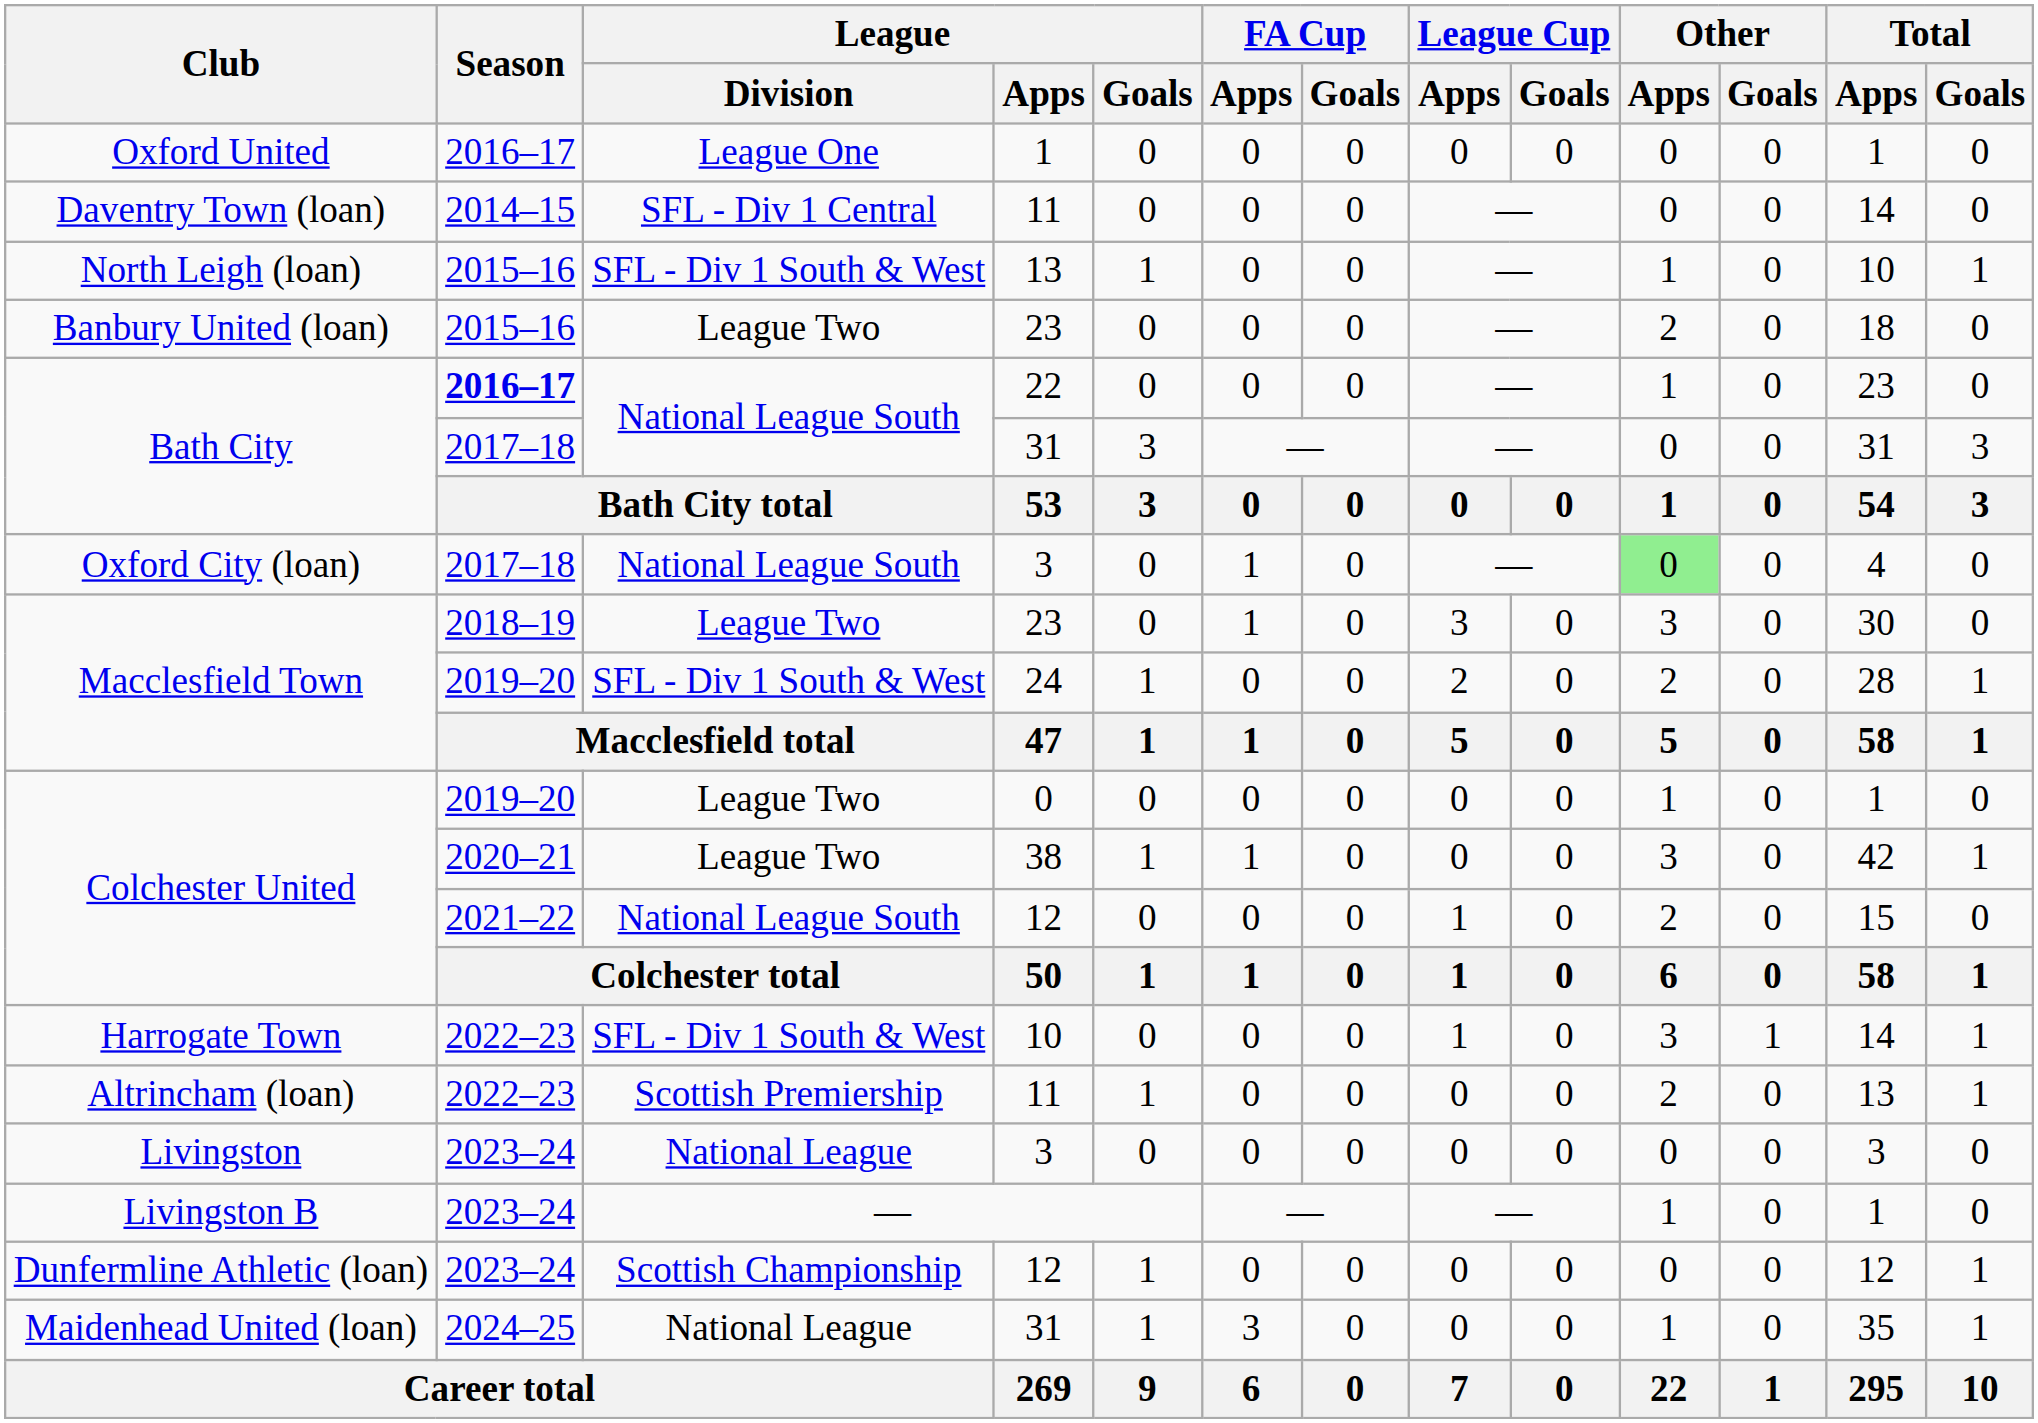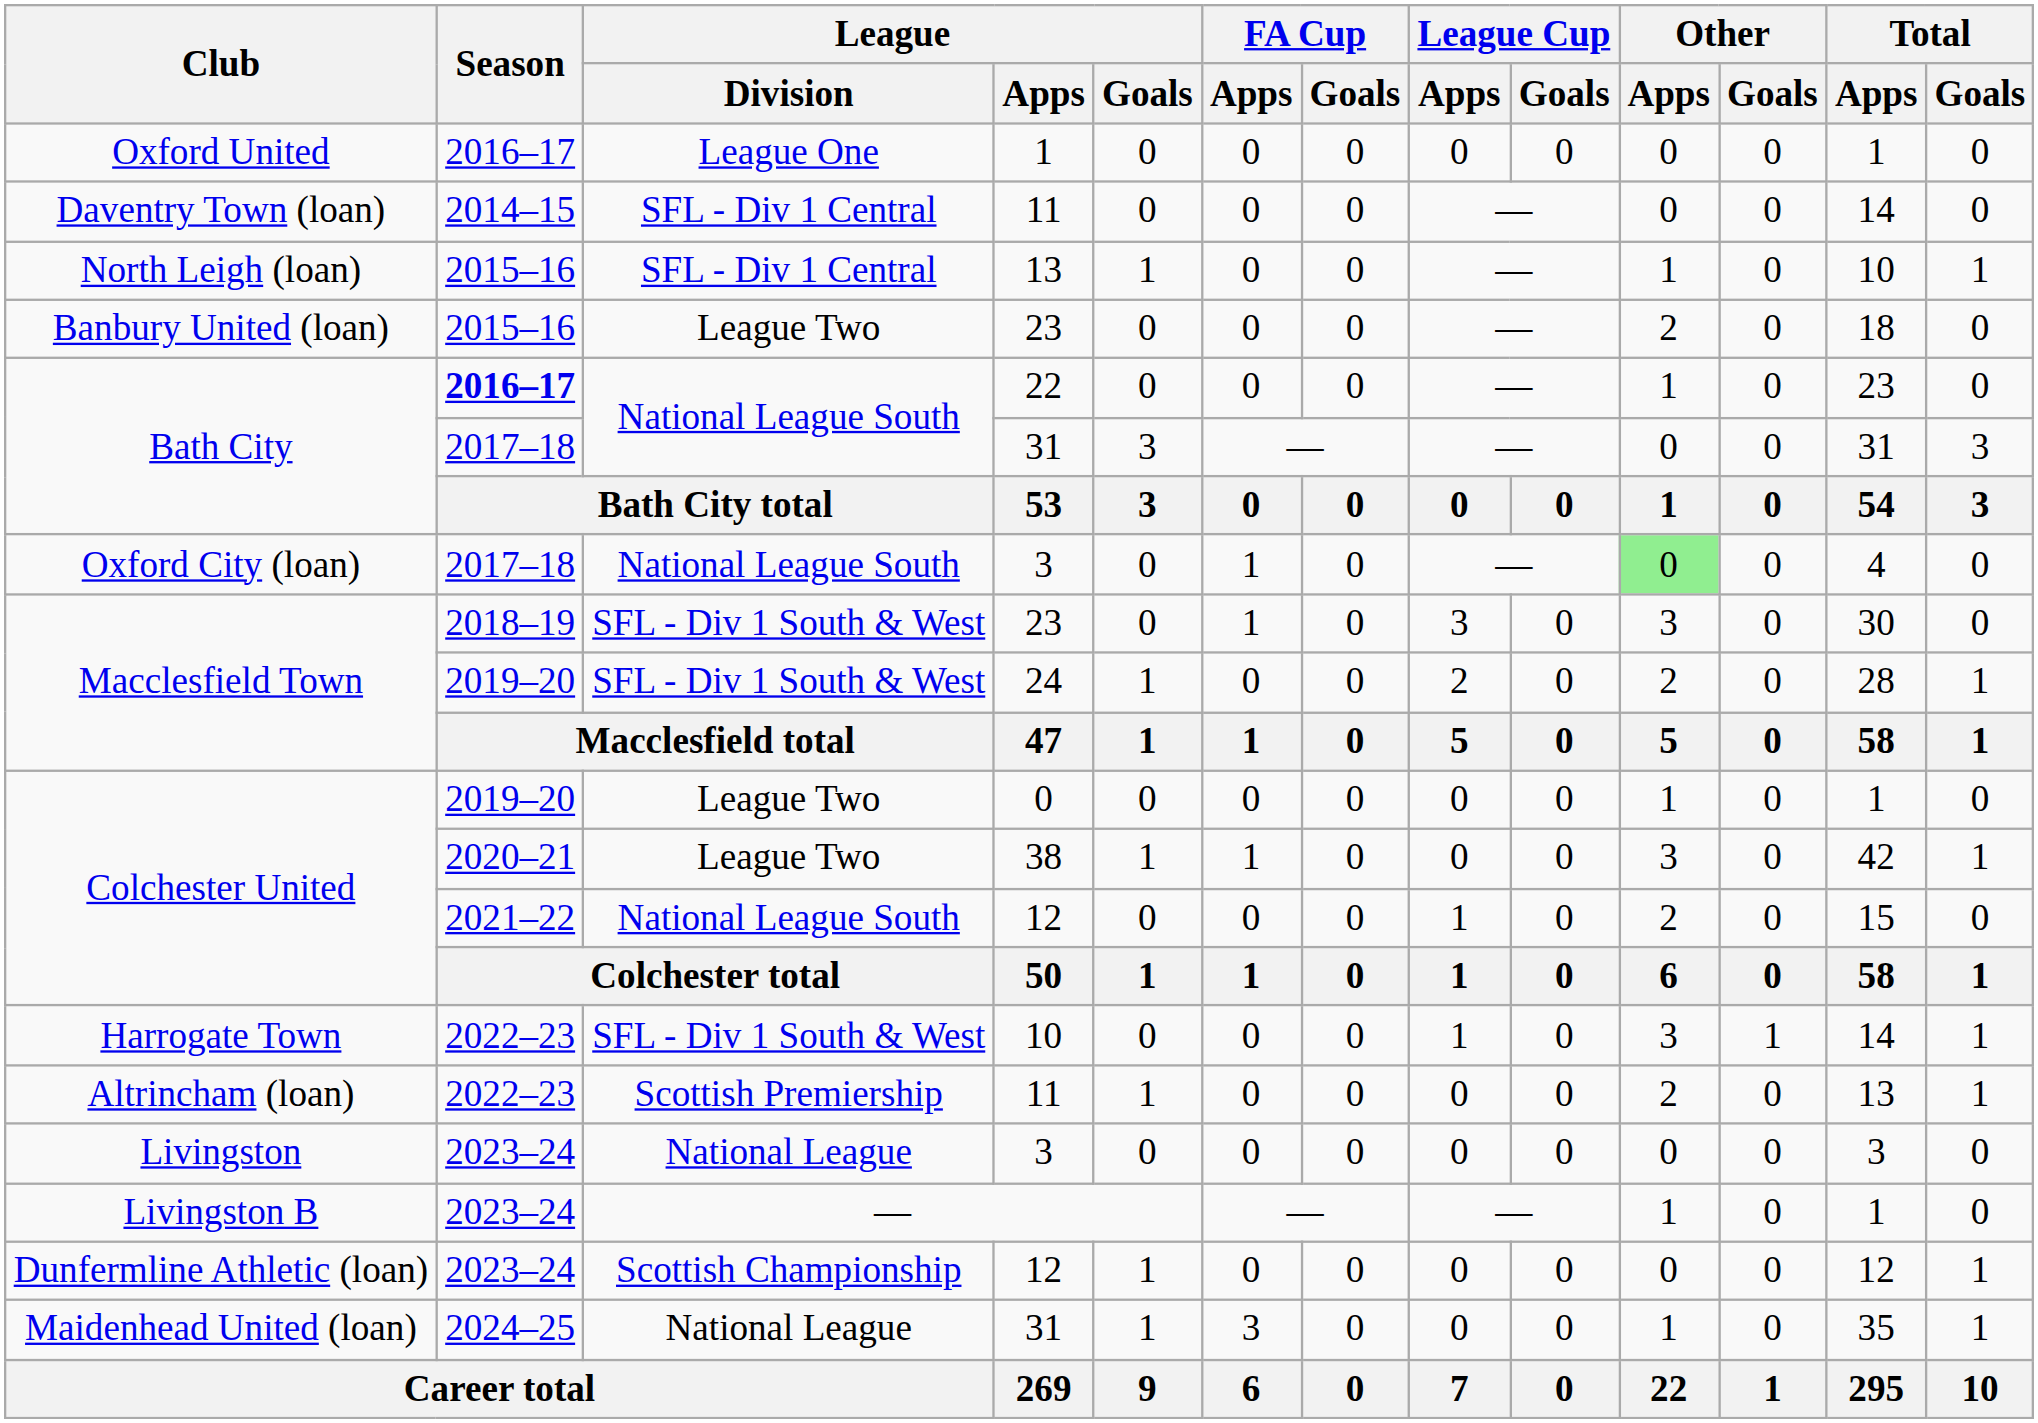(789, 269) SFL - Div 1 South & West -> (789, 269) SFL - Div 1 Central
(789, 622) League Two -> (789, 622) SFL - Div 1 South & West
